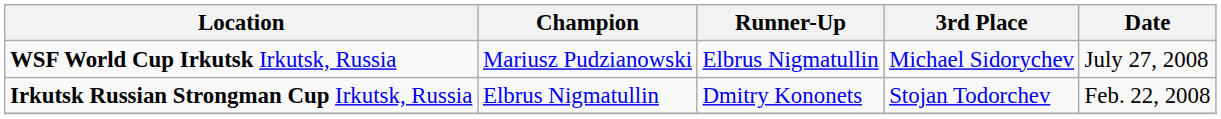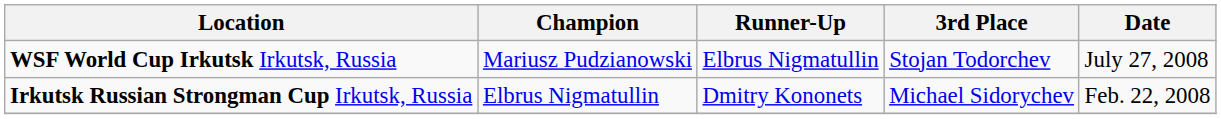(982, 58) Michael Sidorychev -> (970, 58) Stojan Todorchev
(970, 95) Stojan Todorchev -> (982, 95) Michael Sidorychev
